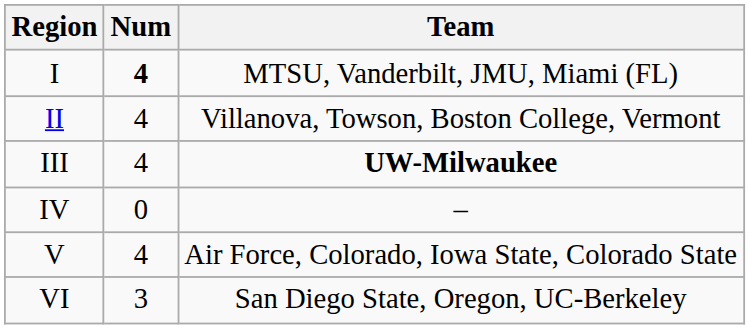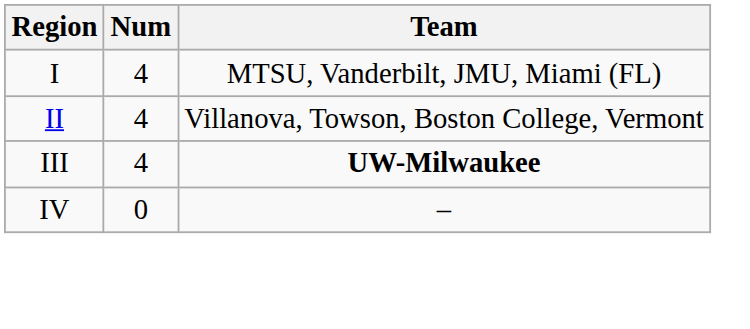(141, 72) bold -> (141, 72) normal
- row: (54, 254)
- row: (54, 299)
